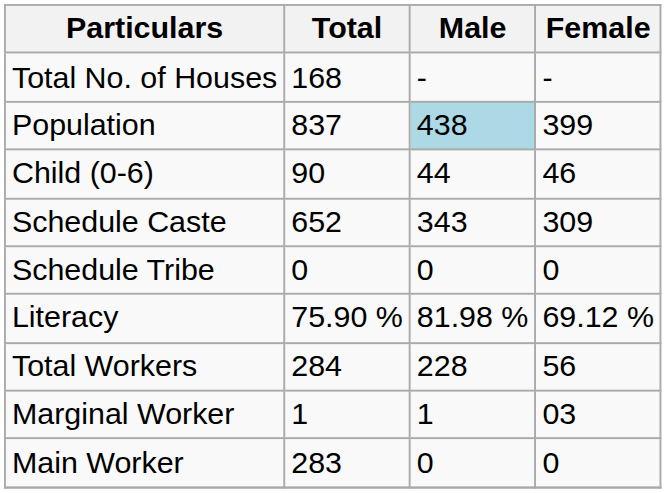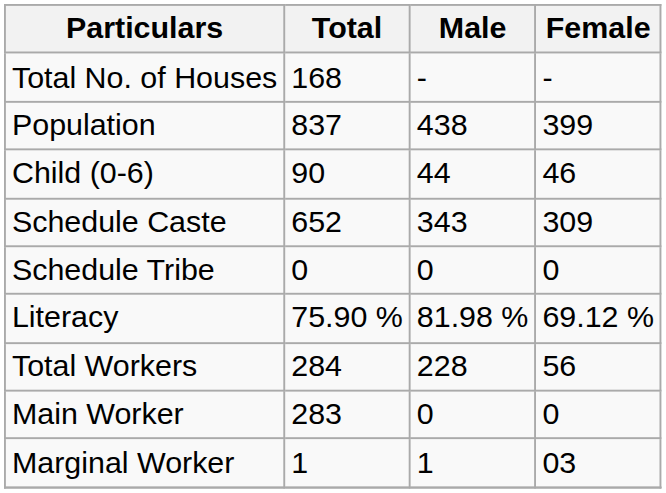(442, 125) lightblue background -> (442, 125) no background
rows swapped: (98, 462) <-> (123, 414)
